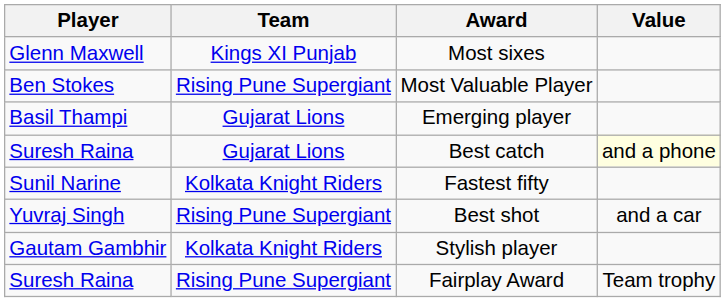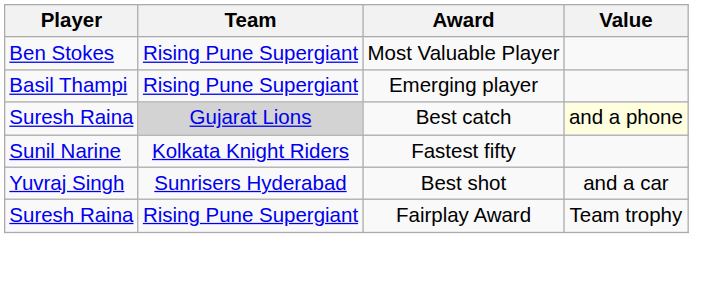- row: (496, 53)
(283, 118) Gujarat Lions -> (250, 85) Rising Pune Supergiant
(283, 150) no background -> (250, 118) lightgrey background
(283, 215) Rising Pune Supergiant -> (250, 183) Sunrisers Hyderabad
- row: (496, 248)
